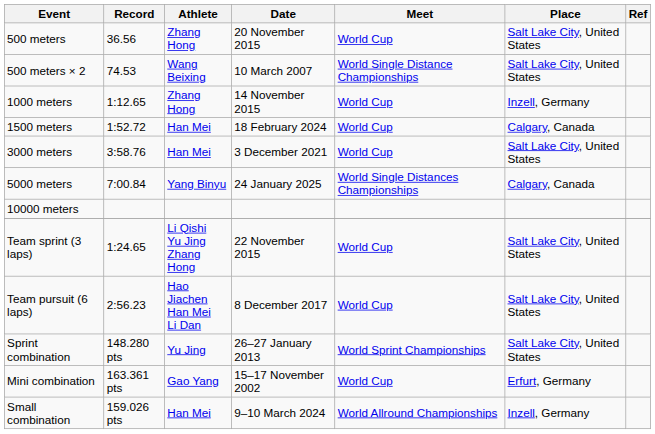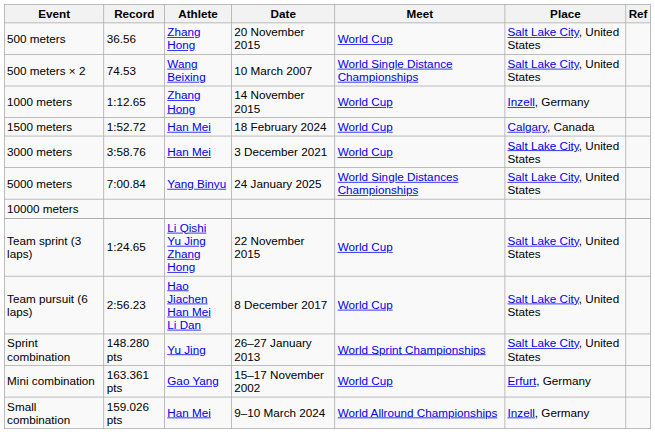(551, 184) Calgary, Canada -> (563, 184) Salt Lake City, United States
